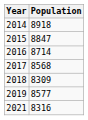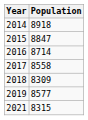(41, 66) 8568 -> (41, 66) 8558
(41, 108) 8316 -> (41, 108) 8315
